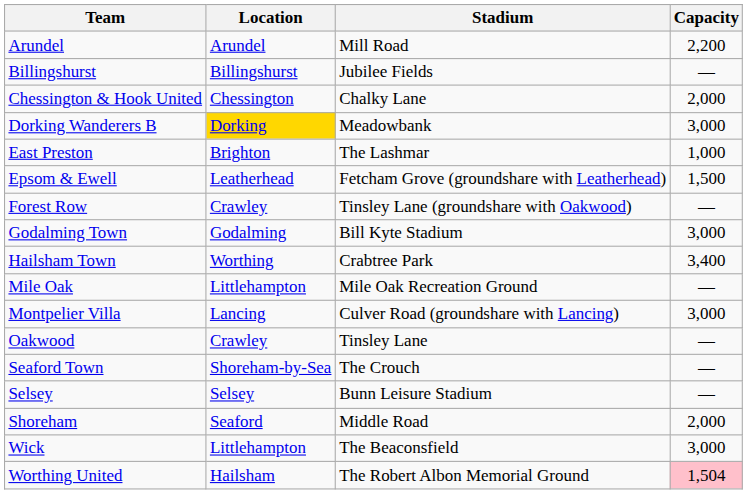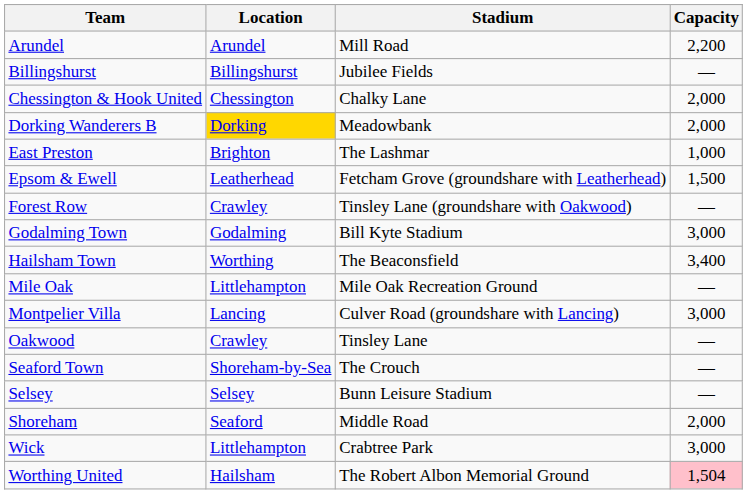(706, 125) 3,000 -> (706, 125) 2,000
(386, 260) Crabtree Park -> (399, 260) The Beaconsfield
(399, 448) The Beaconsfield -> (386, 448) Crabtree Park
